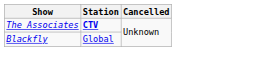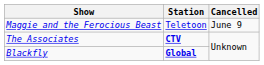+ row: (84, 25)
(98, 39) normal -> (181, 53) bold
